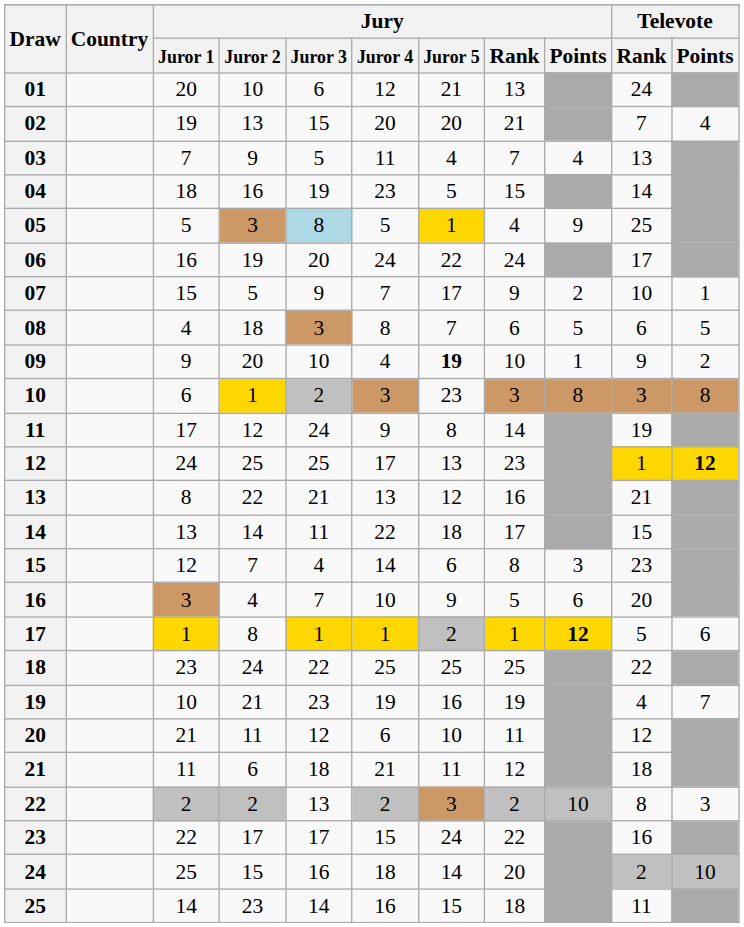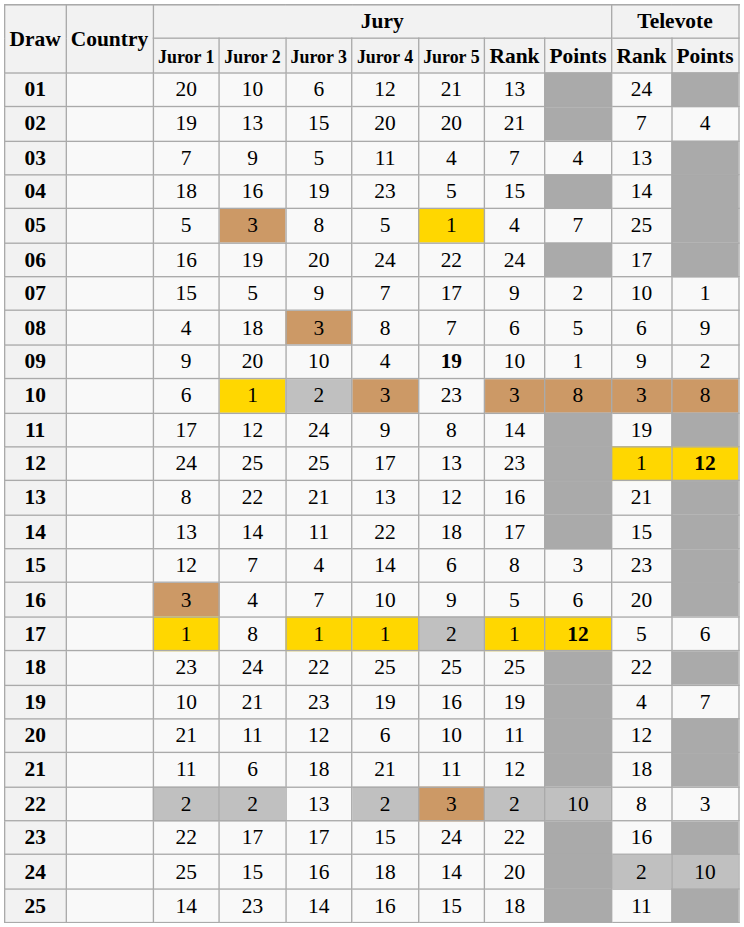(319, 225) lightblue background -> (319, 225) no background
(578, 225) 9 -> (578, 225) 7
(705, 327) 5 -> (705, 327) 9
